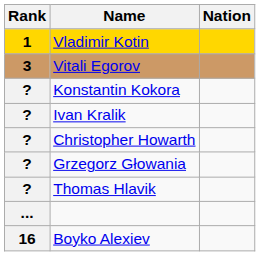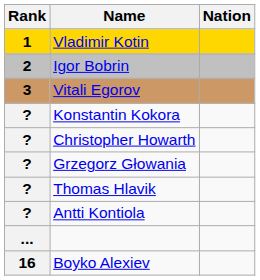+ row: (91, 66)
- row: (89, 115)
+ row: (99, 213)
